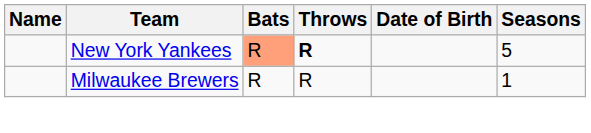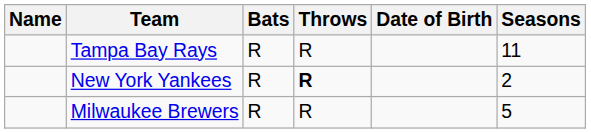+ row: (144, 50)
(254, 50) lightsalmon background -> (254, 81) no background
(507, 50) 5 -> (507, 81) 2
(507, 81) 1 -> (507, 111) 5
